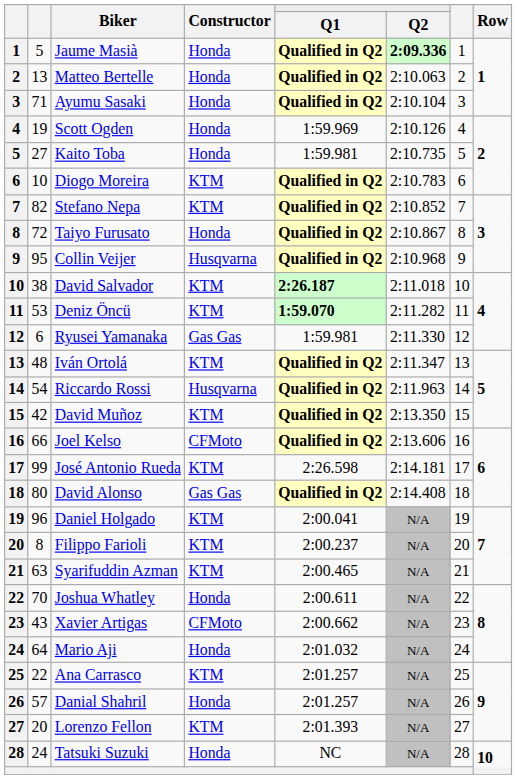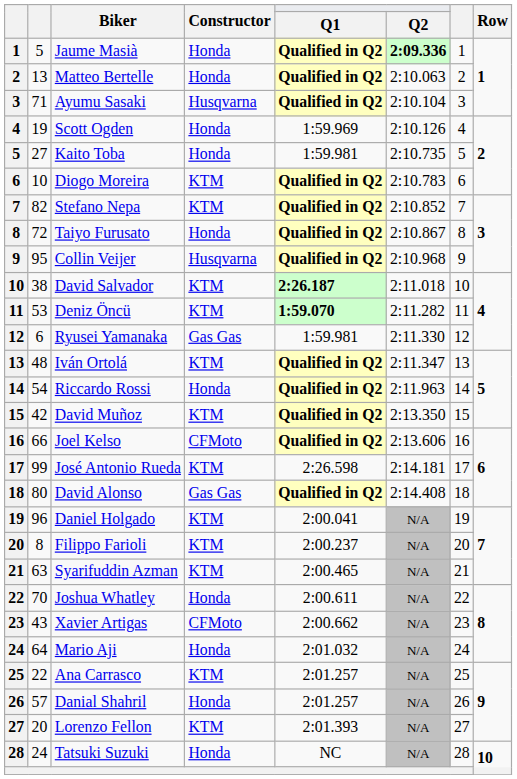(209, 102) Honda -> (223, 102) Husqvarna
(223, 388) Husqvarna -> (209, 388) Honda
